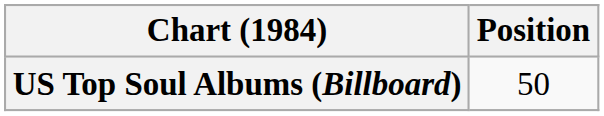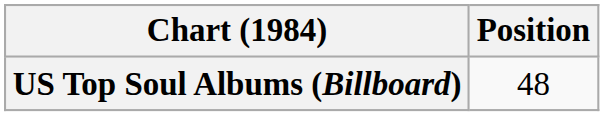(533, 82) 50 -> (533, 82) 48
